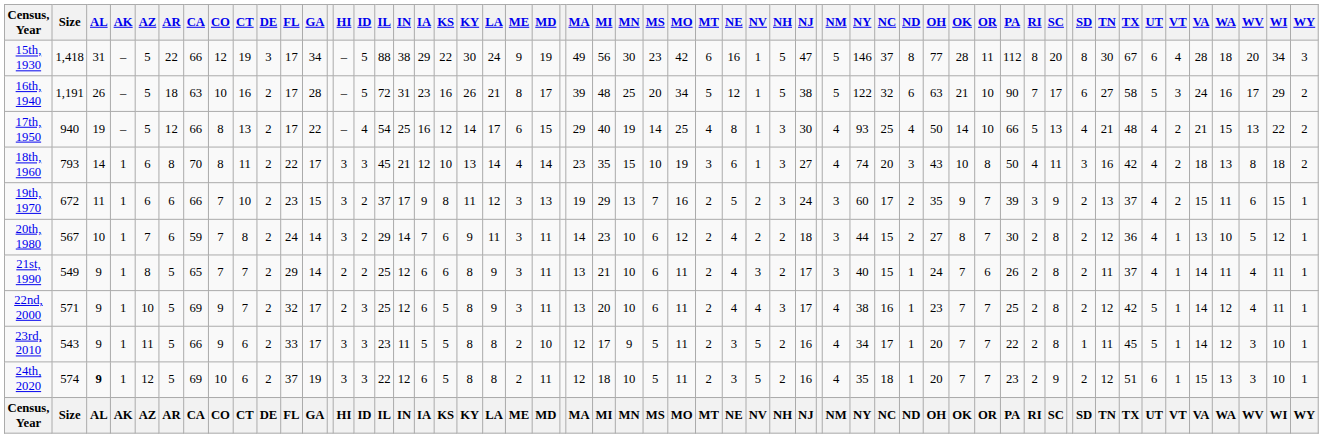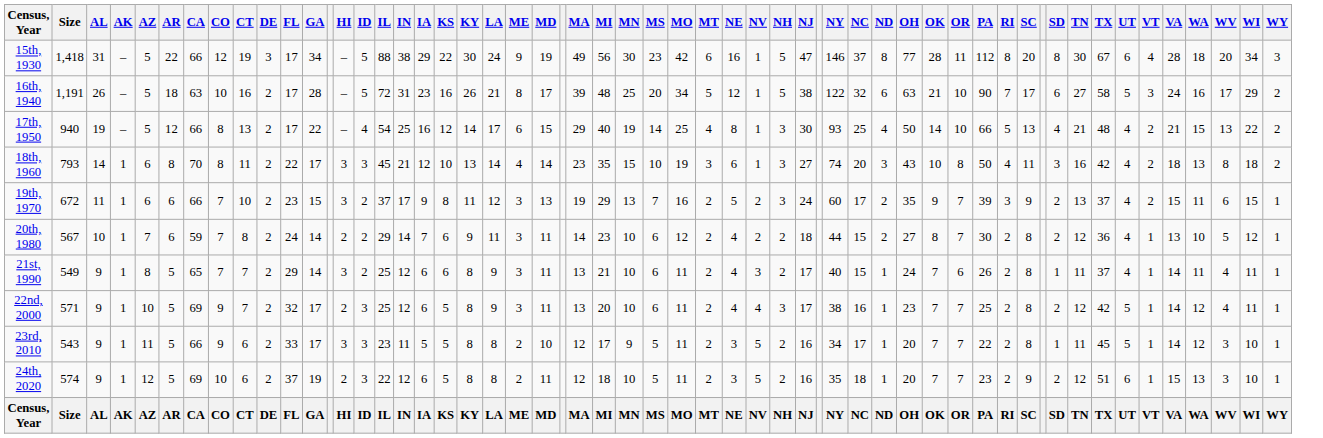- column: (836, 22)
(344, 236) 3 -> (344, 236) 2
(344, 272) 2 -> (344, 272) 3
(1084, 272) 2 -> (1057, 272) 1
(99, 379) bold -> (99, 379) normal
(344, 379) 3 -> (344, 379) 2
